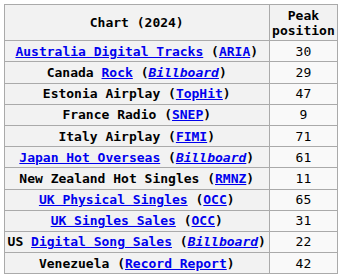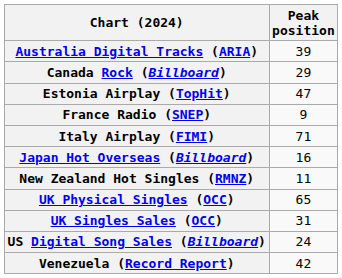(303, 51) 30 -> (303, 51) 39
(303, 157) 61 -> (303, 157) 16
(303, 242) 22 -> (303, 242) 24
